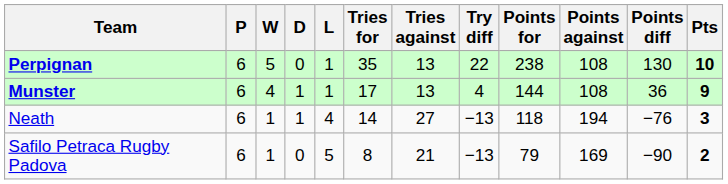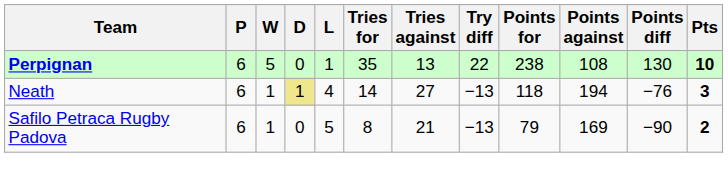- row: (42, 91)
(300, 118) no background -> (300, 91) khaki background
